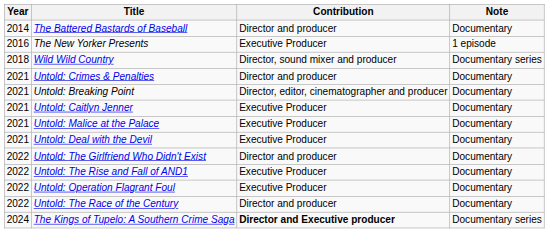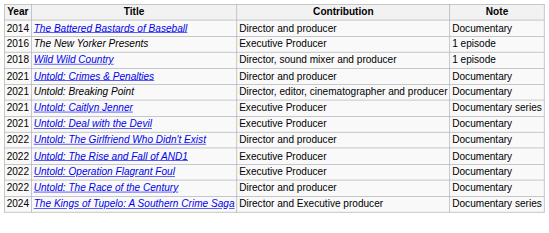(497, 60) Documentary series -> (474, 60) 1 episode
(482, 108) Documentary -> (497, 108) Documentary series
- row: (96, 124)
(317, 220) bold -> (311, 204) normal
